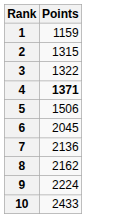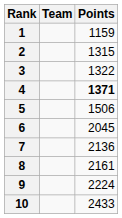+ column: (57, 14)
(65, 166) 2162 -> (101, 166) 2161
